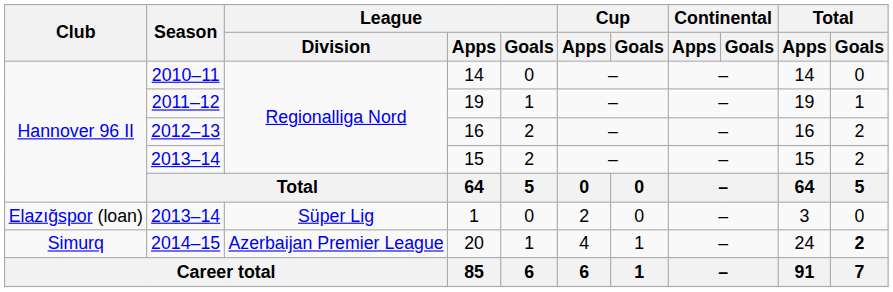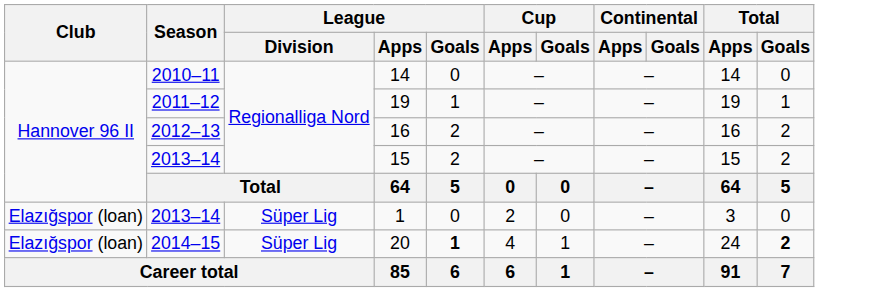(76, 243) Simurq -> (76, 243) Elazığspor (loan)
(336, 243) Azerbaijan Premier League -> (299, 243) Süper Lig
(529, 243) normal -> (455, 243) bold
